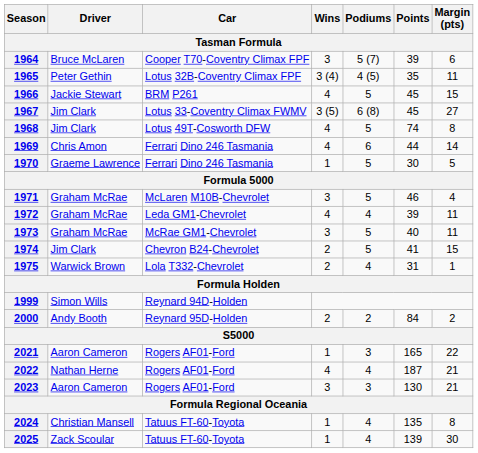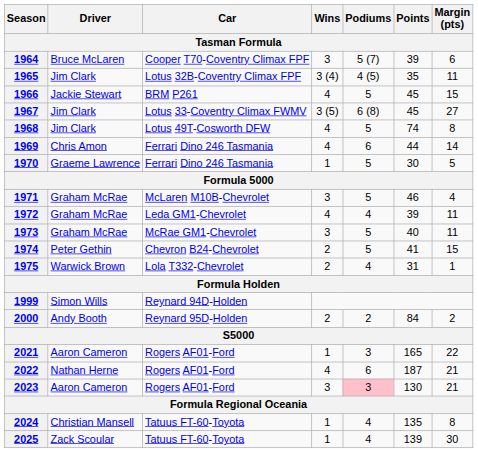(81, 77) Peter Gethin -> (73, 77) Jim Clark
(73, 249) Jim Clark -> (81, 249) Peter Gethin
(368, 370) 4 -> (368, 370) 6
(368, 387) no background -> (368, 387) pink background
